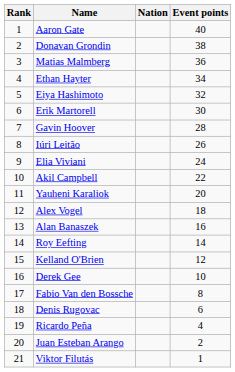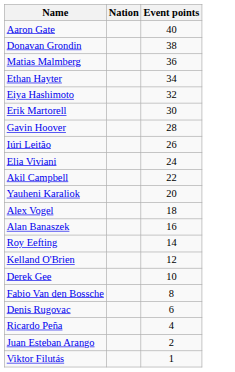- column: (19, 12)
